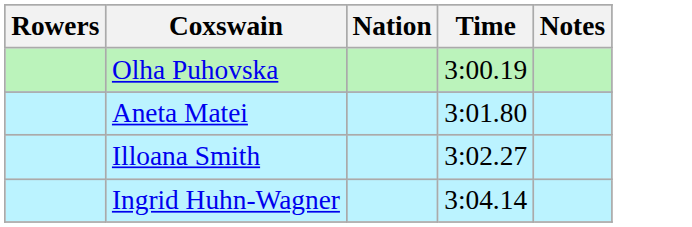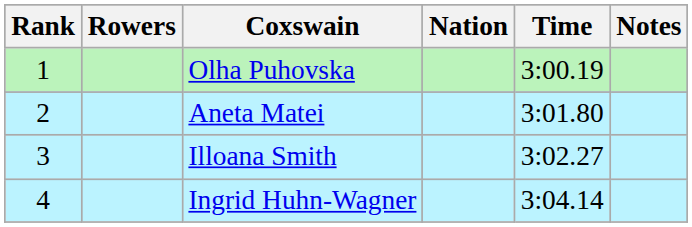+ column: (43, 26)
